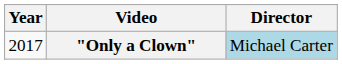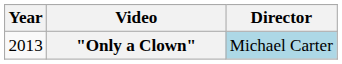(26, 45) 2017 -> (26, 45) 2013
